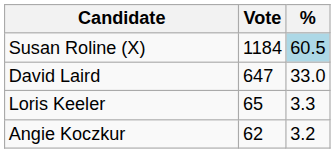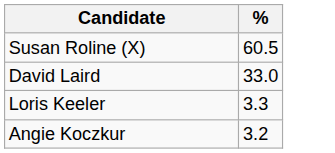- column: (262, 18)
(308, 47) lightblue background -> (261, 47) no background
